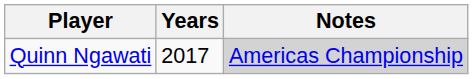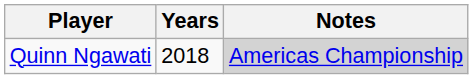(185, 55) 2017 -> (185, 55) 2018
